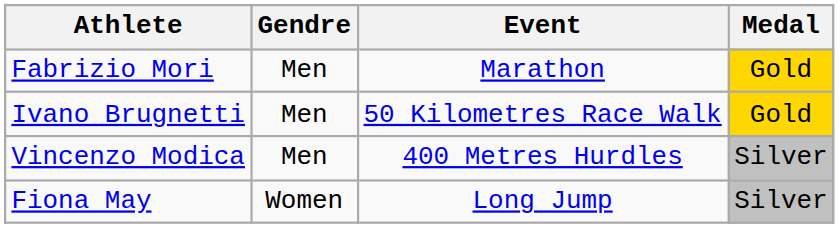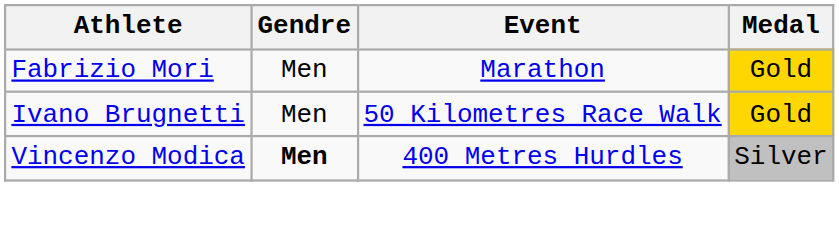(304, 158) normal -> (304, 158) bold
- row: (81, 201)
